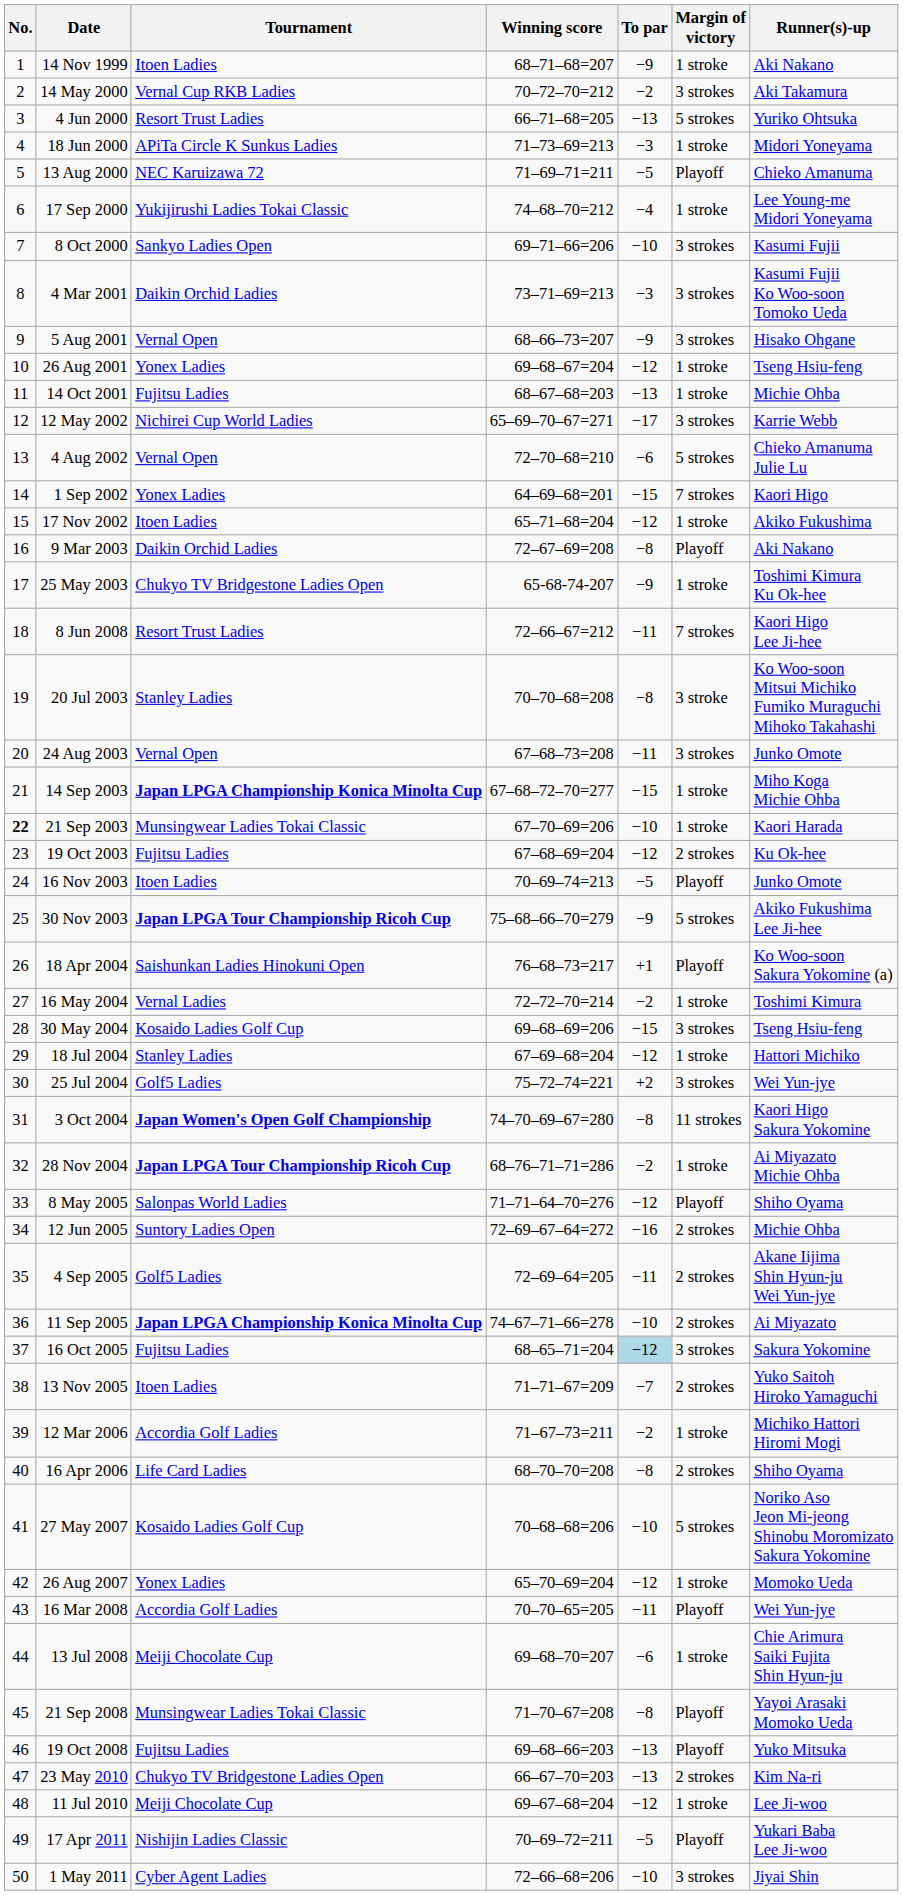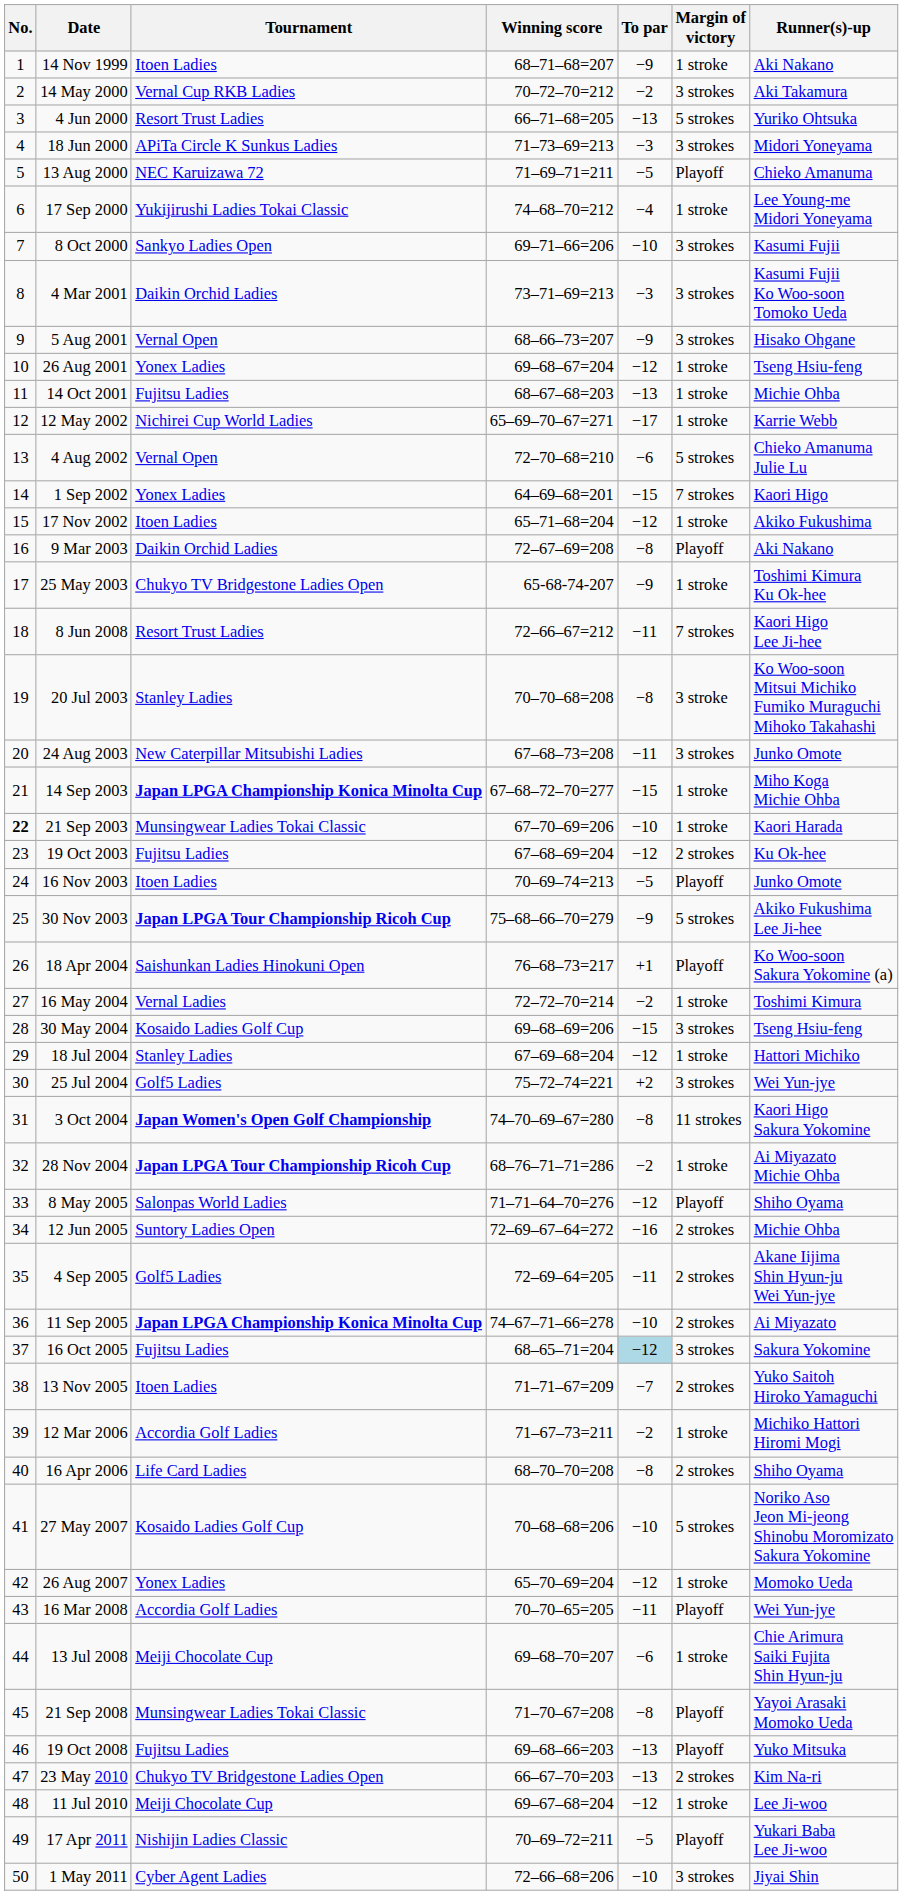(702, 145) 1 stroke -> (705, 145) 3 strokes
(705, 420) 3 strokes -> (702, 420) 1 stroke
(176, 753) Vernal Open -> (249, 753) New Caterpillar Mitsubishi Ladies
